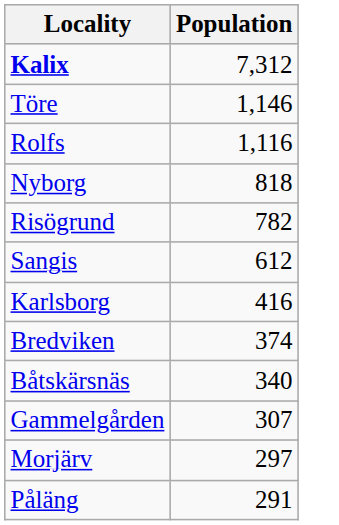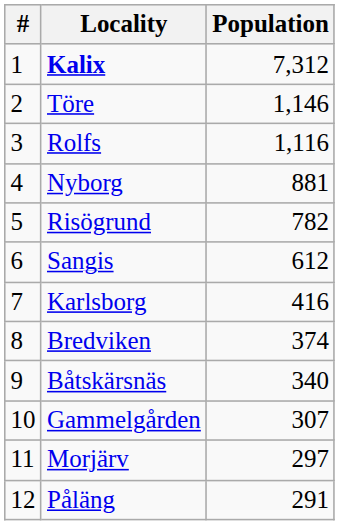+ column: (23, 24)
(274, 182) 818 -> (310, 182) 881
